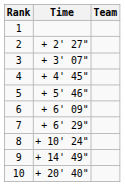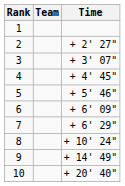columns swapped: (105, 12) <-> (62, 12)
